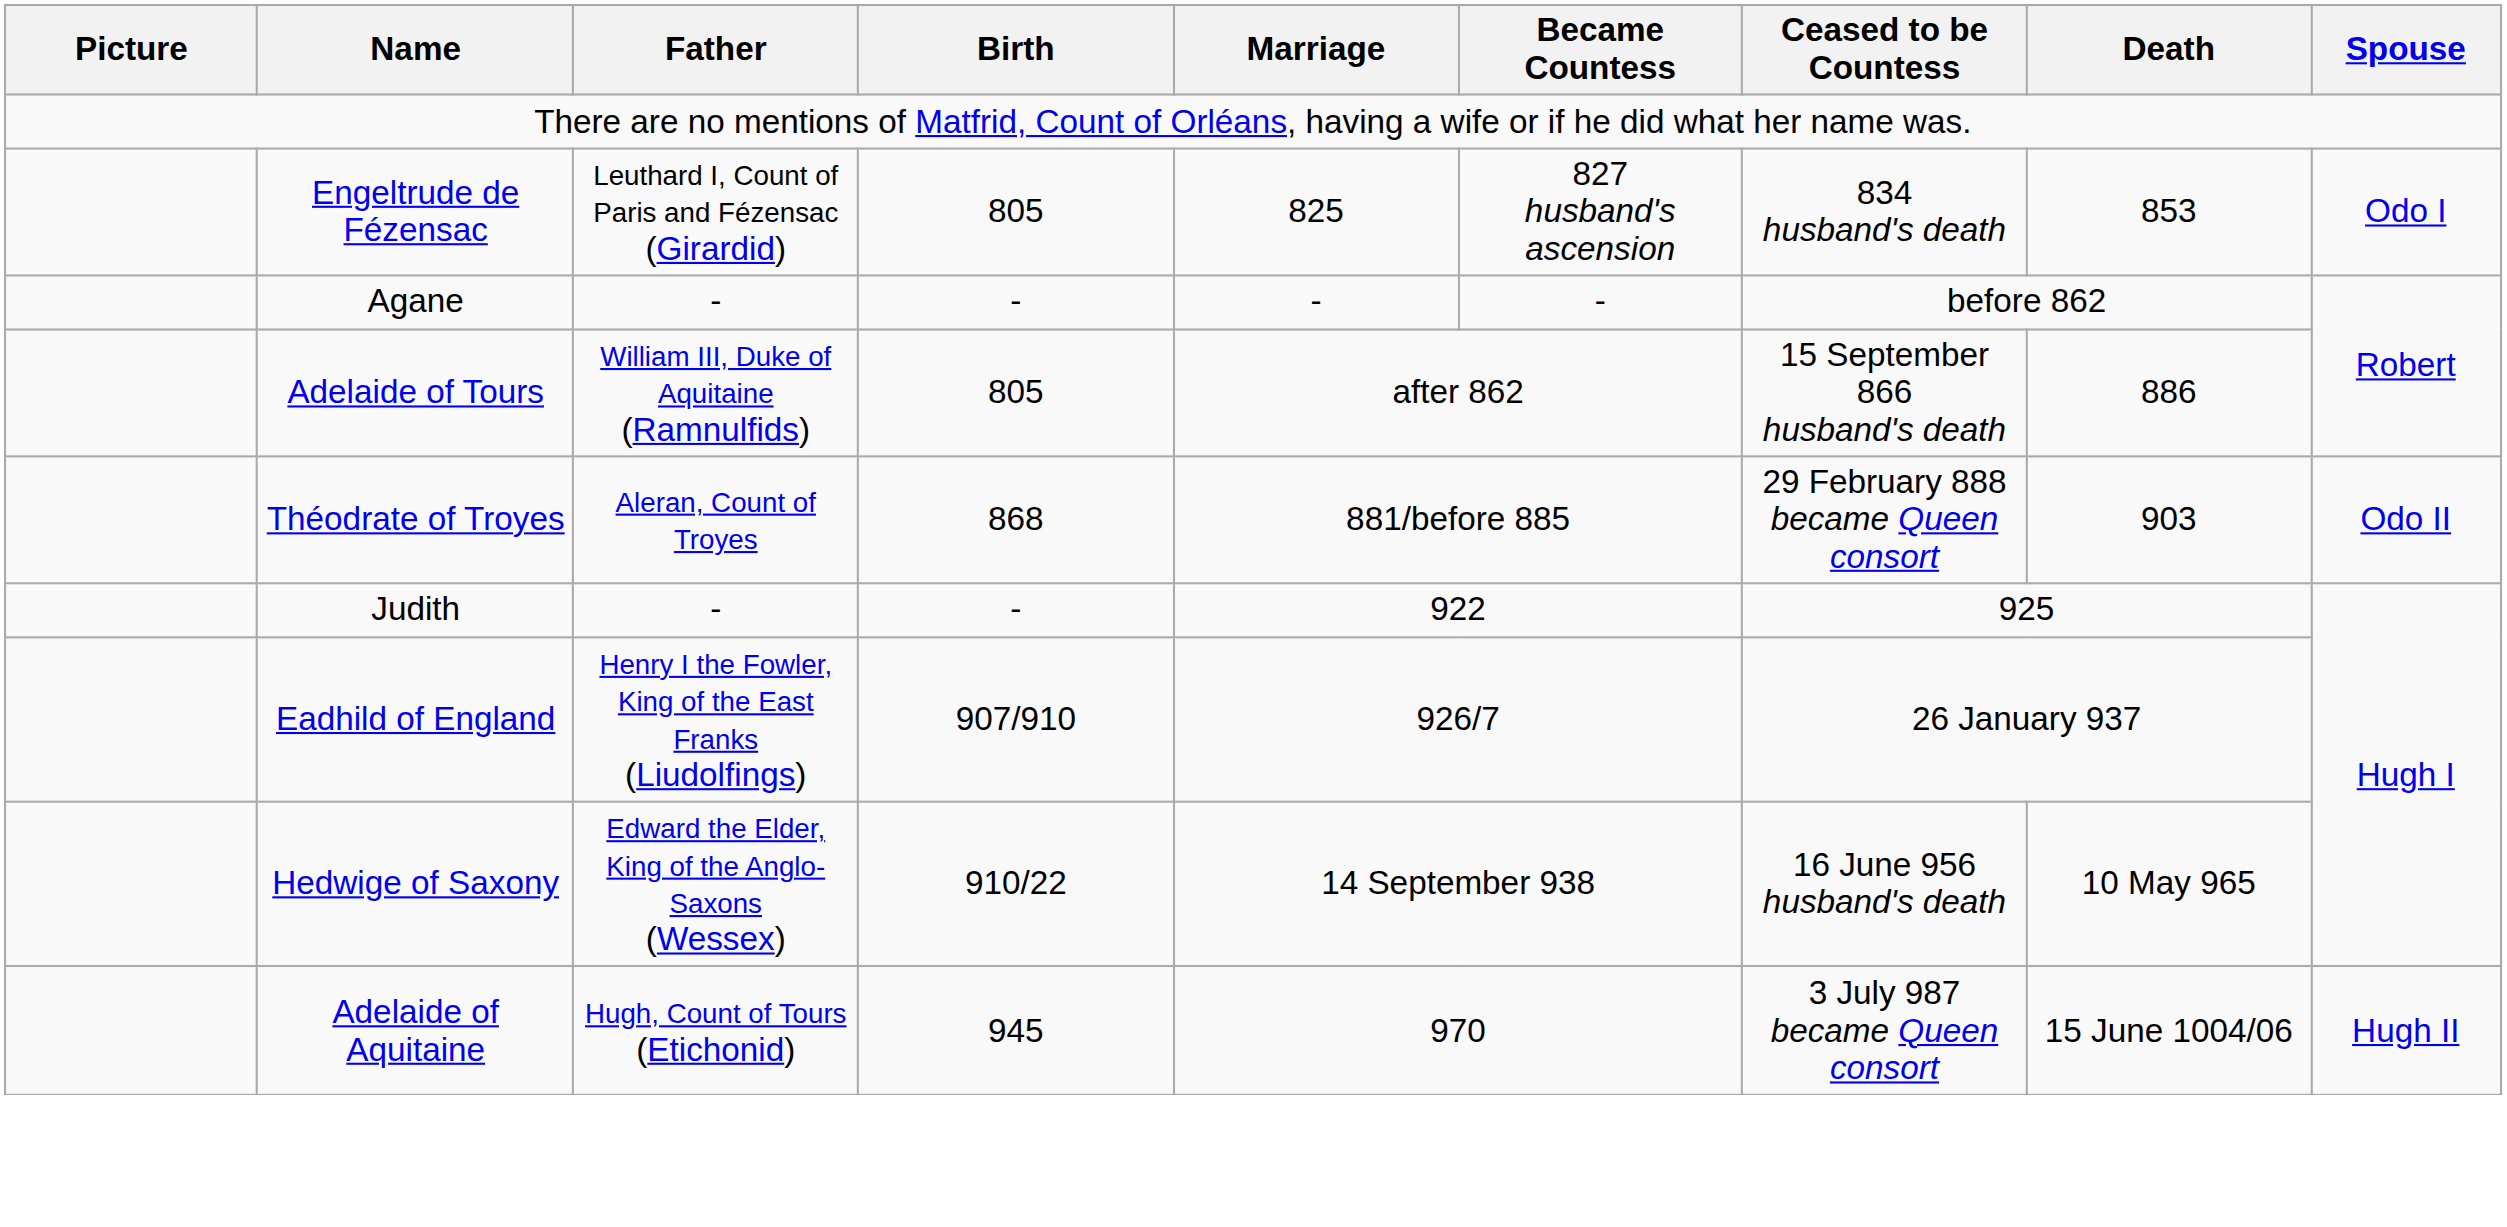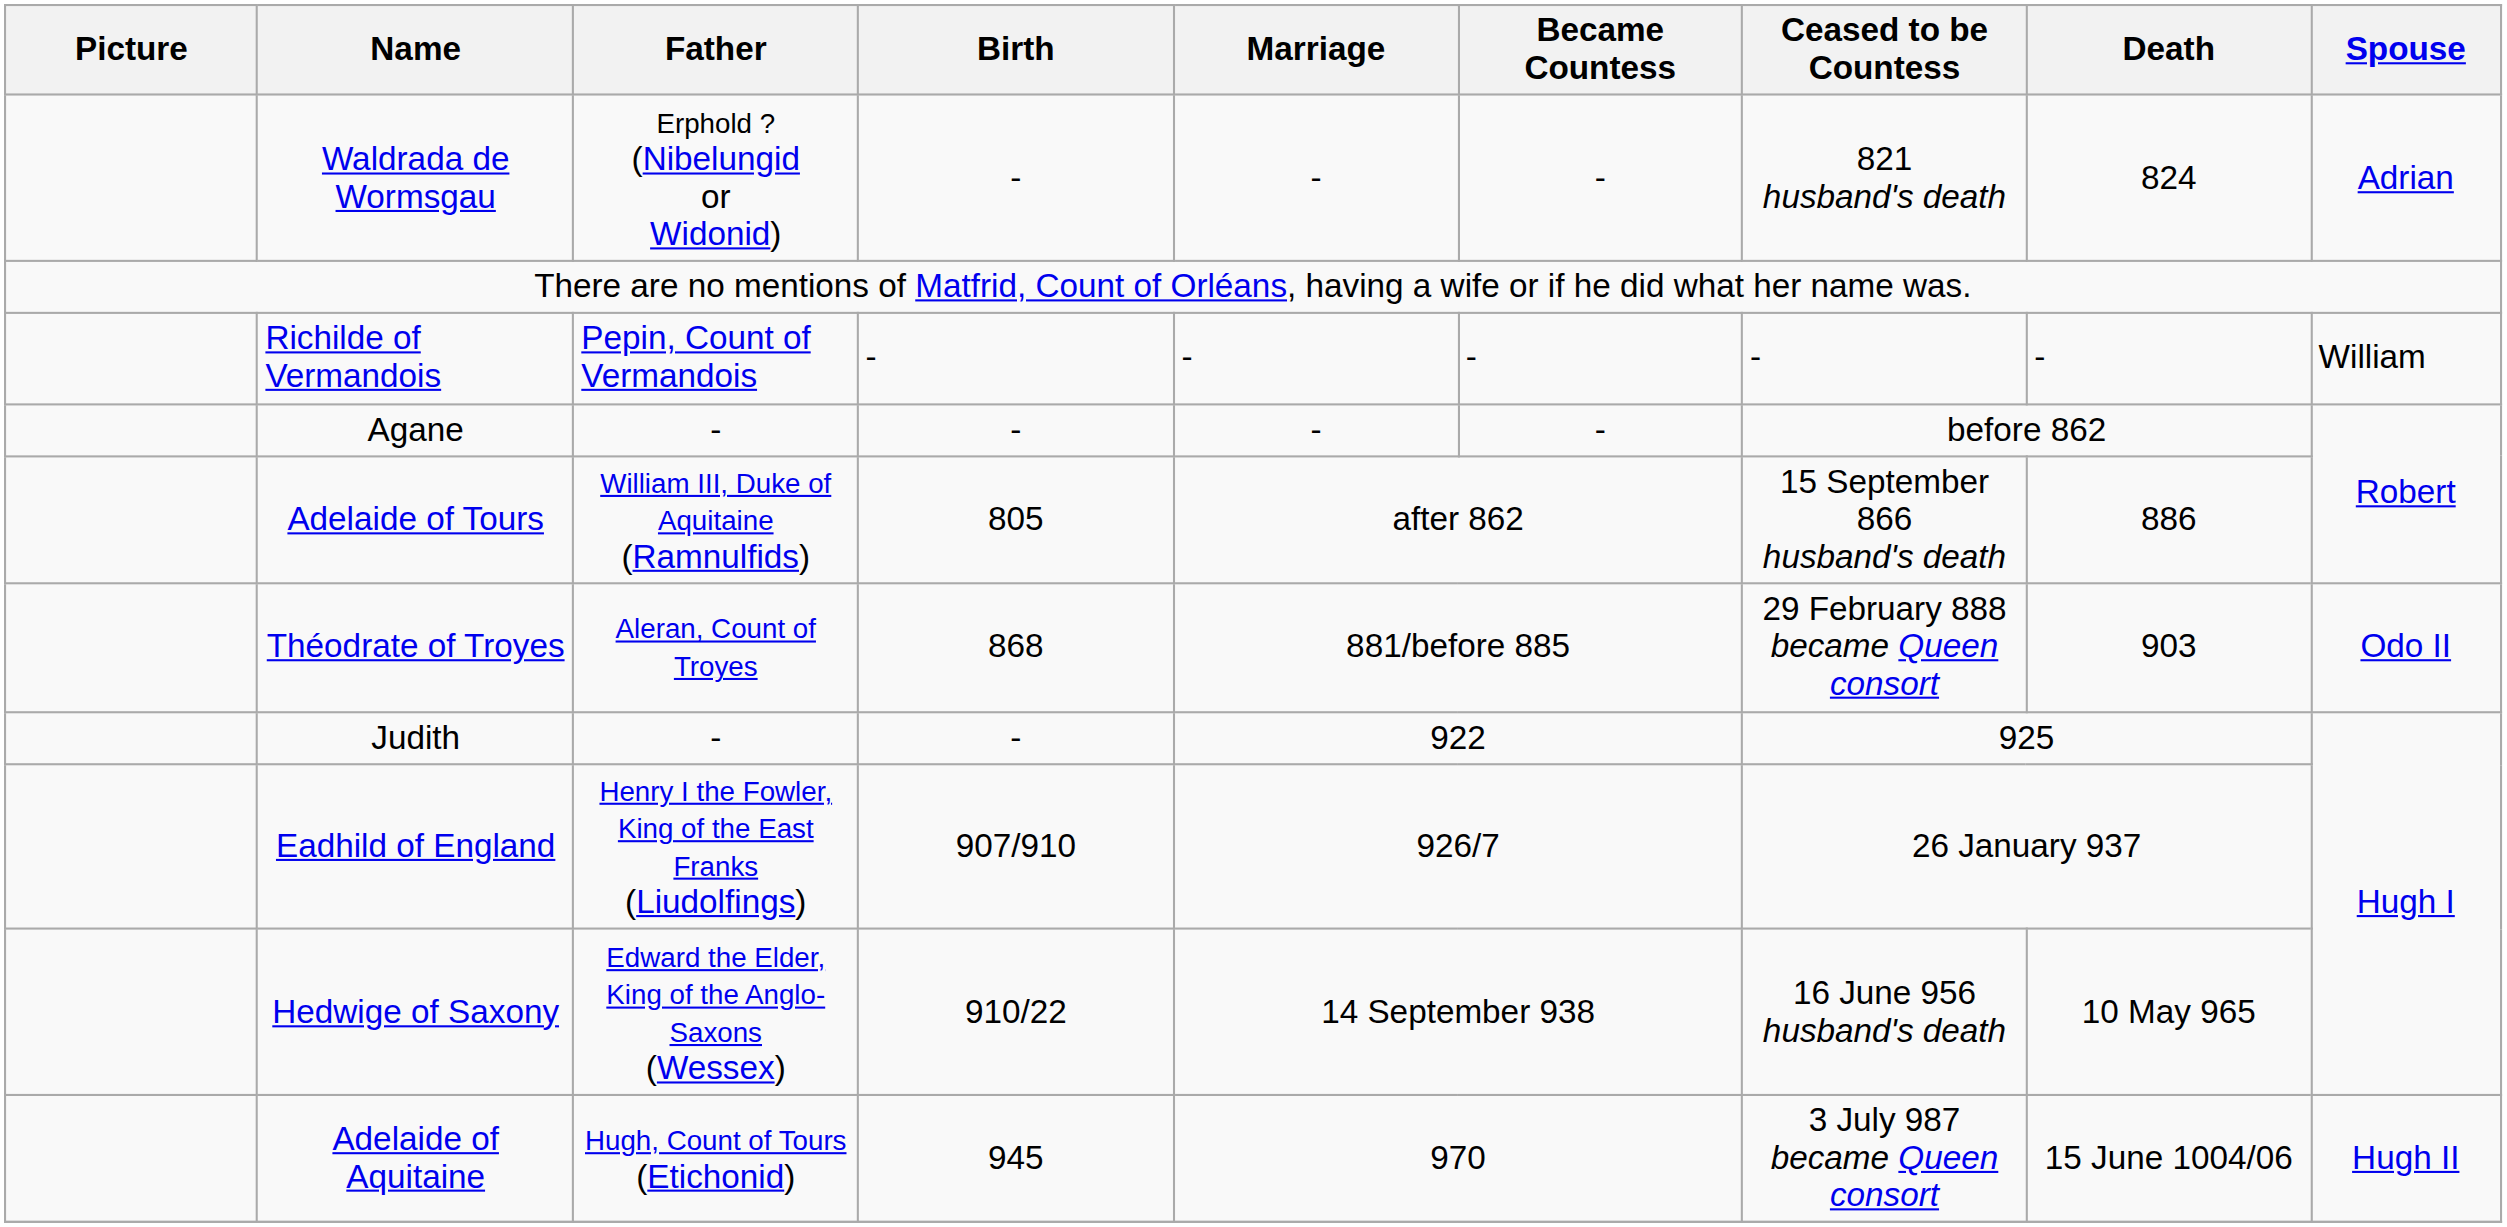+ row: (416, 177)
- row: (416, 211)
+ row: (353, 357)
